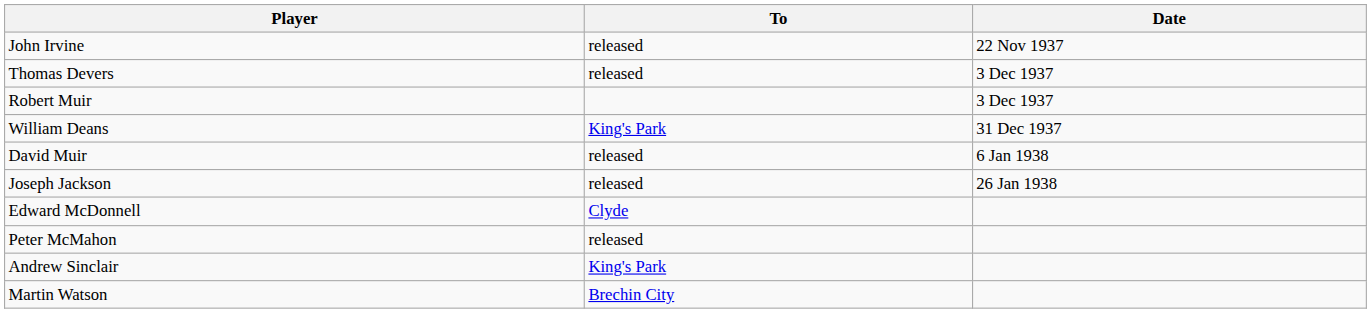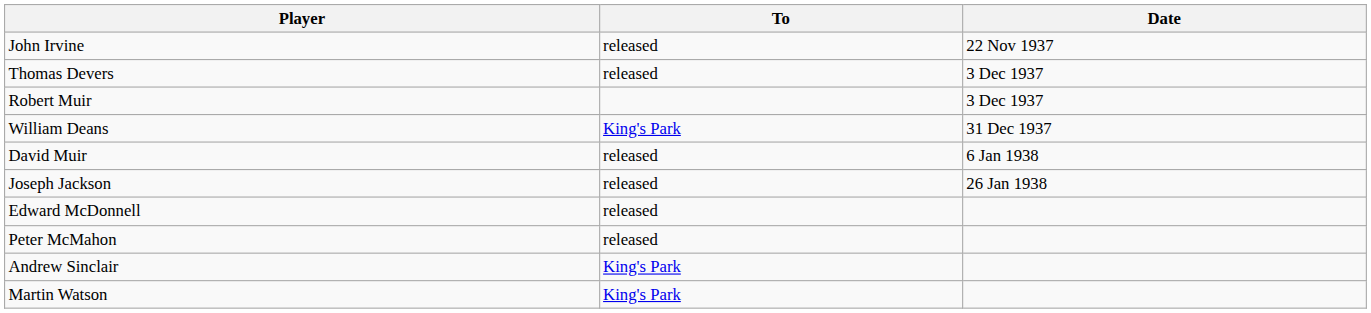(608, 211) Clyde -> (630, 211) released
(631, 294) Brechin City -> (642, 294) King's Park
